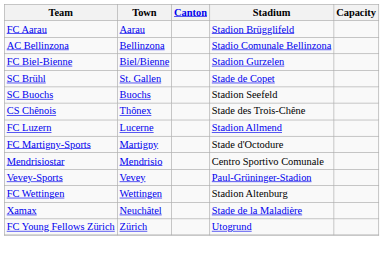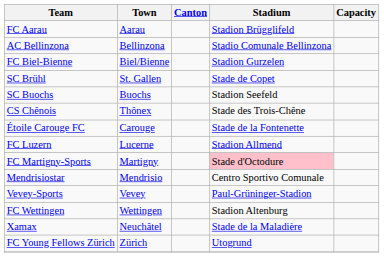+ row: (46, 128)
(248, 144) no background -> (248, 161) pink background
